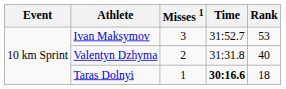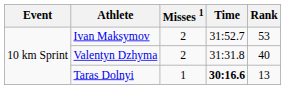(183, 36) 3 -> (183, 36) 2
(264, 75) 18 -> (264, 75) 13
